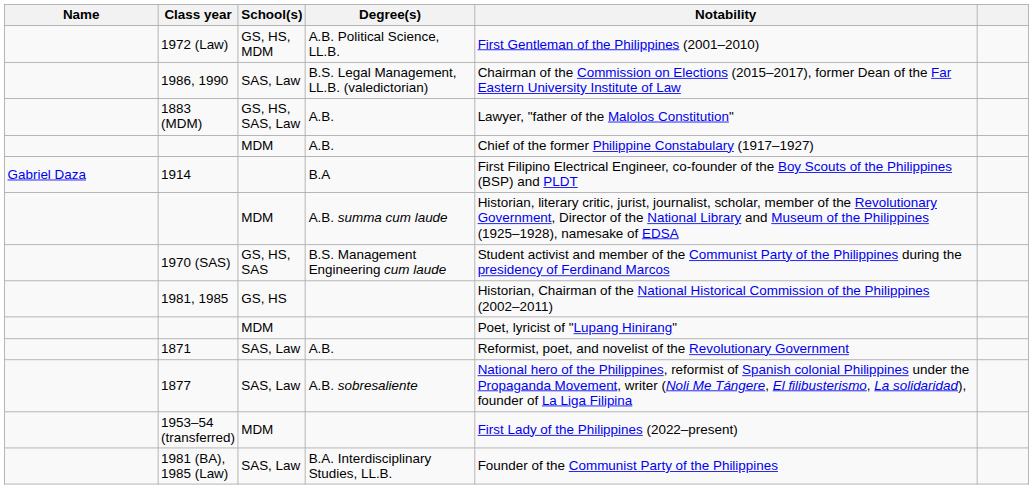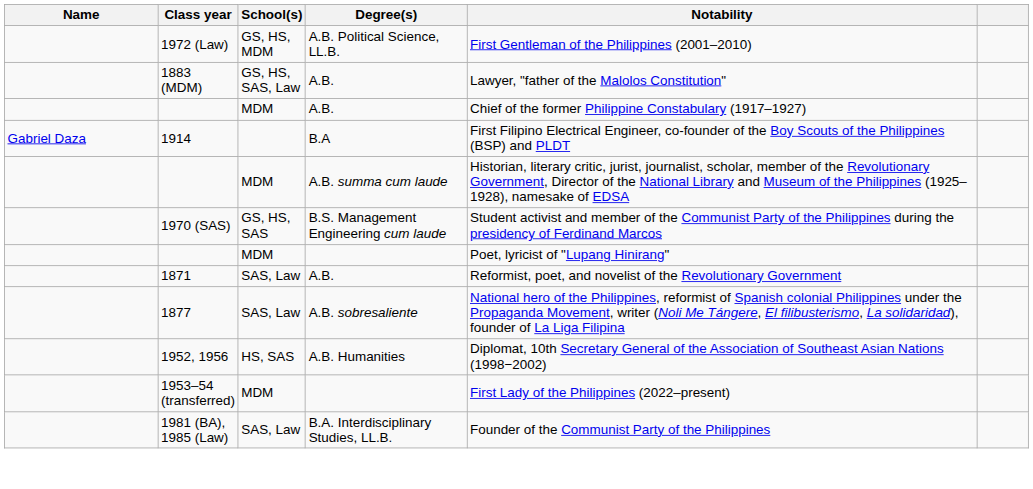- row: (195, 80)
- row: (195, 299)
+ row: (195, 356)
